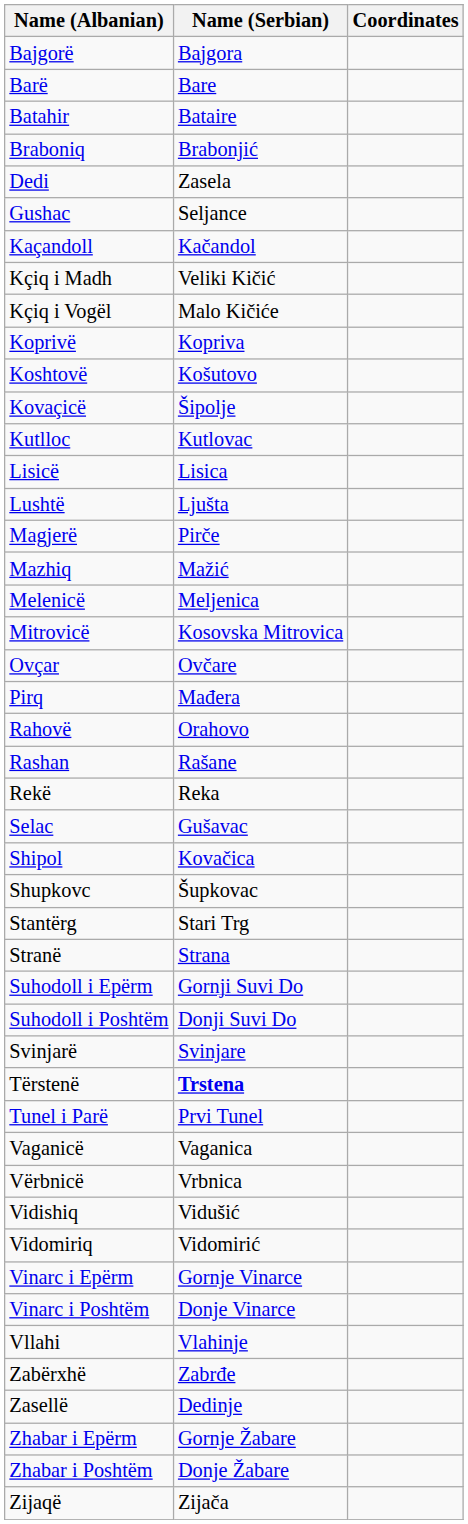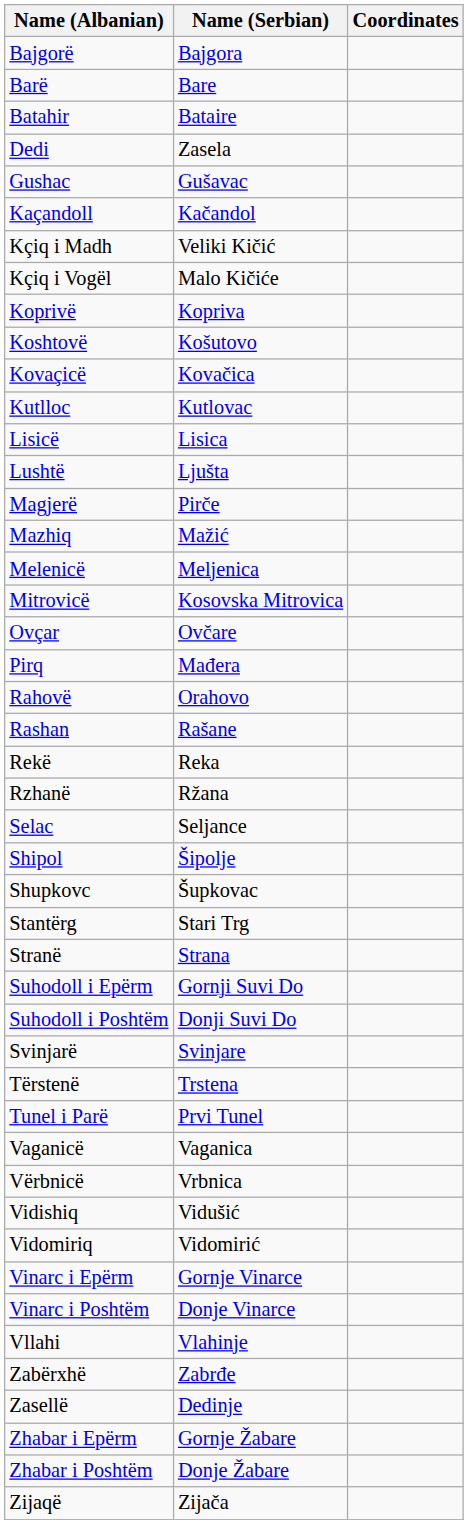- row: (47, 149)
(212, 213) Seljance -> (213, 181) Gušavac
(207, 407) Šipolje -> (216, 375) Kovačica
+ row: (40, 794)
(213, 826) Gušavac -> (212, 826) Seljance
(216, 858) Kovačica -> (207, 858) Šipolje
(211, 1084) bold -> (208, 1084) normal
